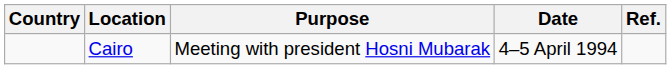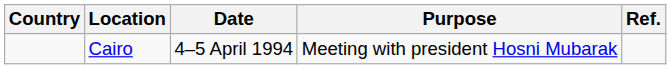columns swapped: (558, 19) <-> (332, 19)
